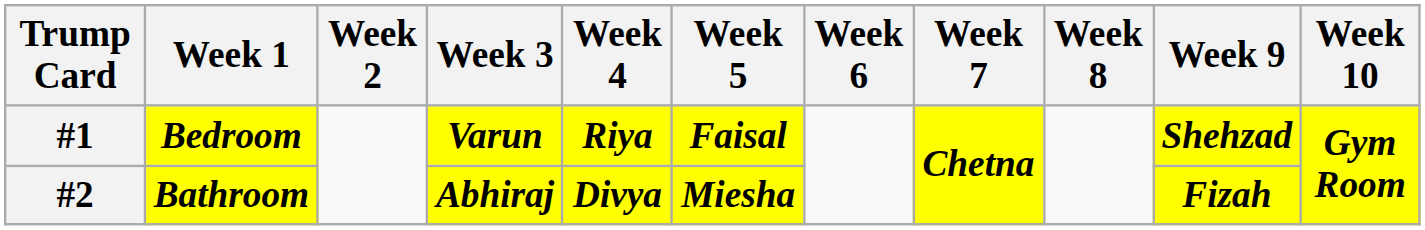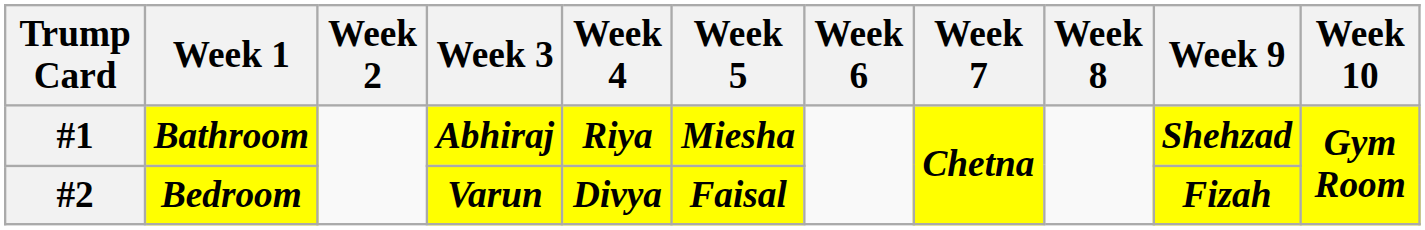(231, 135) Bedroom -> (231, 135) Bathroom
(495, 135) Varun -> (495, 135) Abhiraj
(738, 135) Faisal -> (738, 135) Miesha
(231, 194) Bathroom -> (231, 194) Bedroom
(495, 194) Abhiraj -> (495, 194) Varun
(738, 194) Miesha -> (738, 194) Faisal
